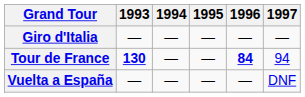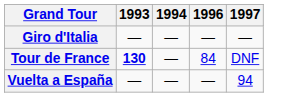- column: (208, 15)
(245, 59) bold -> (208, 59) normal
(282, 59) 94 -> (245, 59) DNF
(282, 80) DNF -> (245, 80) 94
